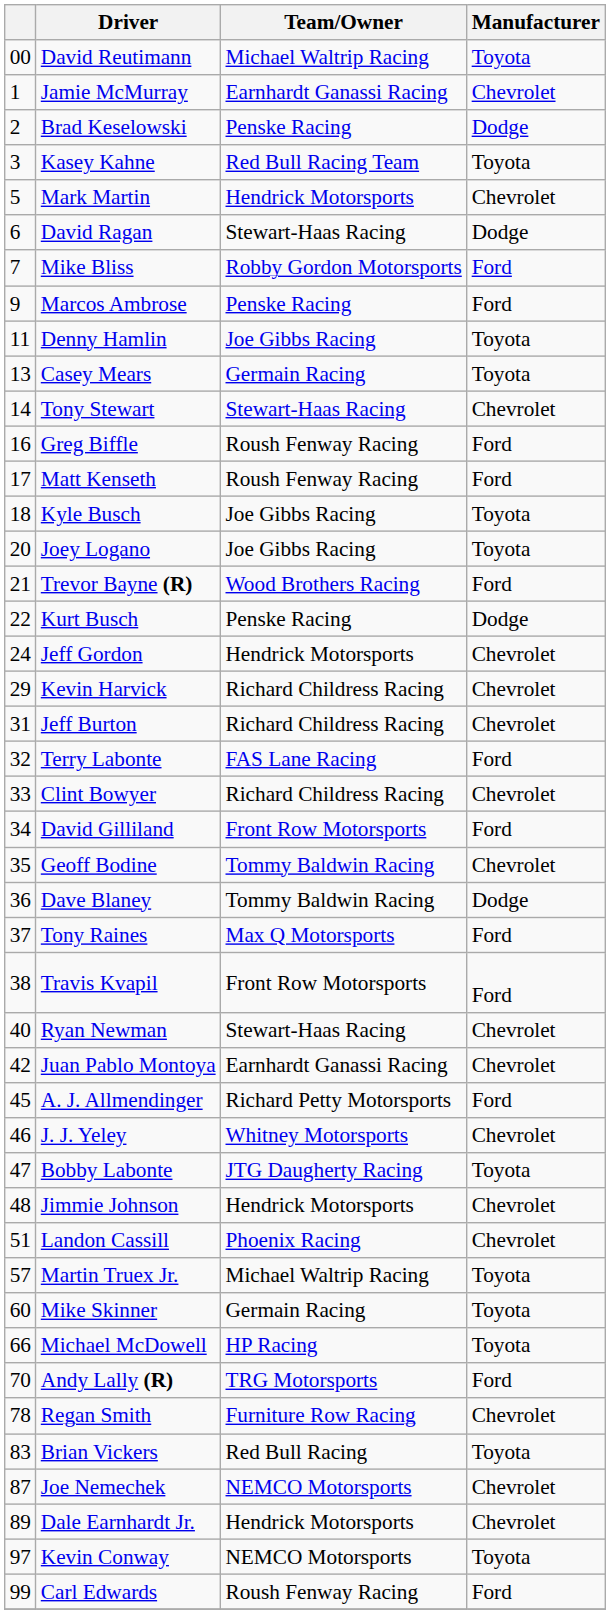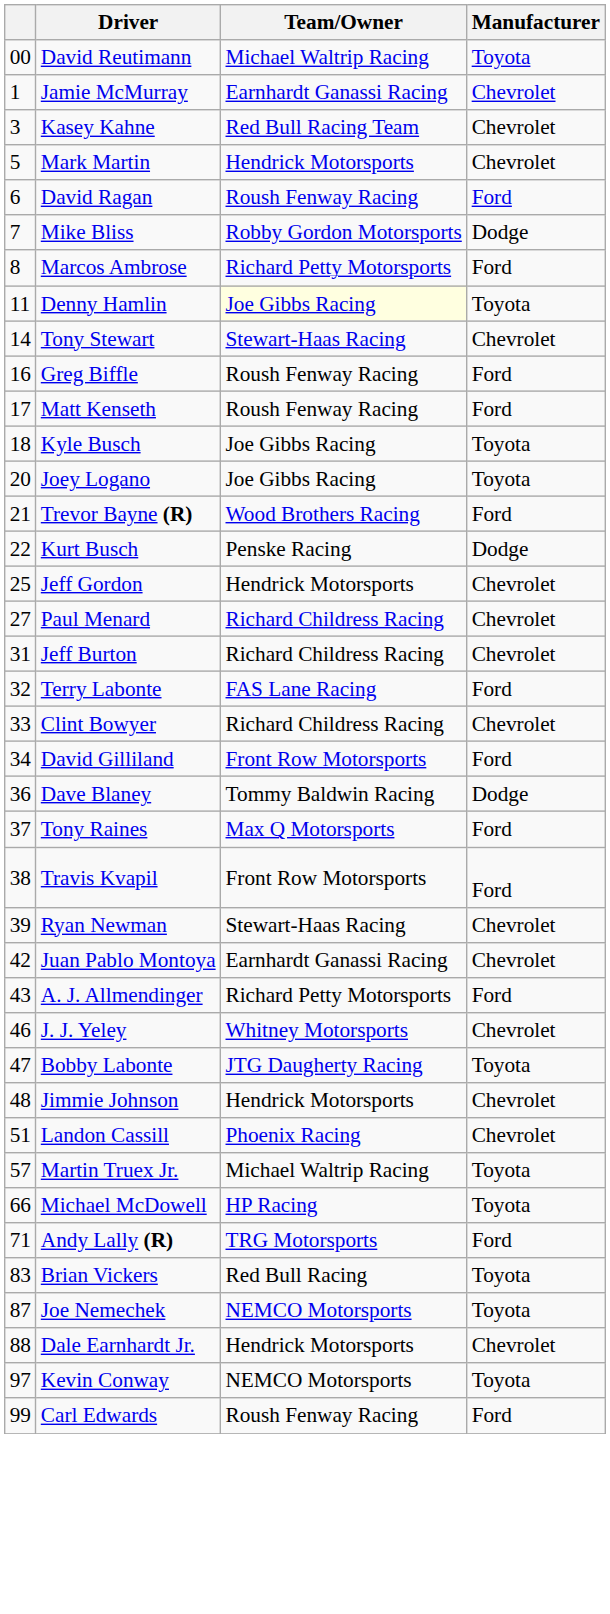- row: (114, 127)
(501, 162) Toyota -> (514, 127) Chevrolet
(316, 232) Stewart-Haas Racing -> (322, 197) Roush Fenway Racing
(500, 232) Dodge -> (492, 197) Ford
(492, 267) Ford -> (500, 232) Dodge
(15, 302) 9 -> (15, 267) 8
(288, 302) Penske Racing -> (338, 267) Richard Petty Motorsports
(301, 338) no background -> (301, 302) lightyellow background
- row: (96, 373)
(20, 653) 24 -> (20, 583) 25
+ row: (95, 618)
- row: (104, 688)
- row: (99, 864)
(20, 1029) 40 -> (20, 924) 39
(20, 1100) 45 -> (20, 994) 43
- row: (99, 1310)
(20, 1380) 70 -> (20, 1240) 71
- row: (96, 1415)
(514, 1486) Chevrolet -> (501, 1310) Toyota
(20, 1521) 89 -> (20, 1345) 88
